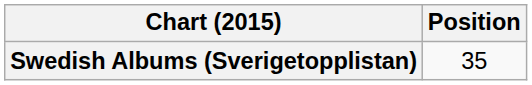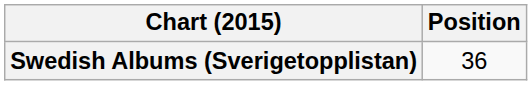(474, 60) 35 -> (474, 60) 36
